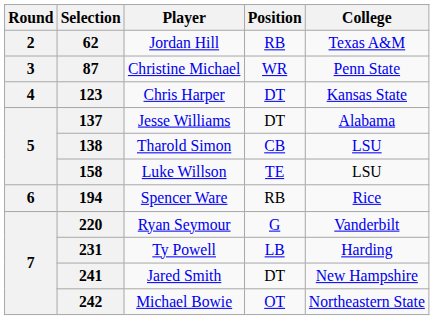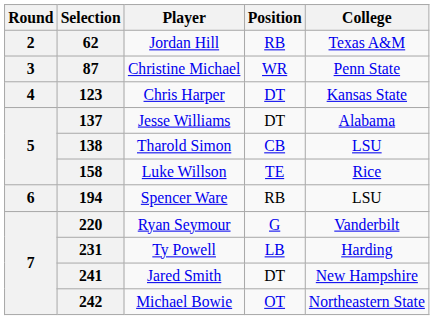(367, 172) LSU -> (367, 172) Rice
(367, 198) Rice -> (367, 198) LSU
